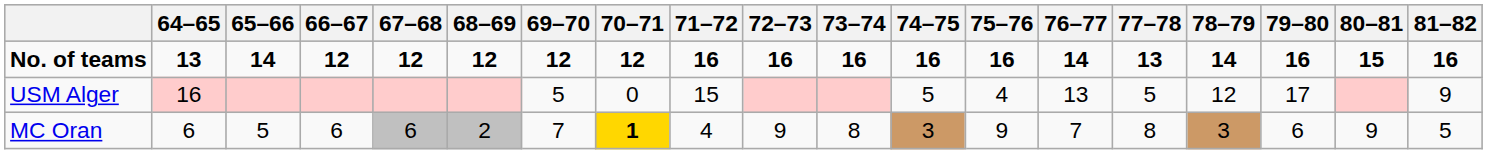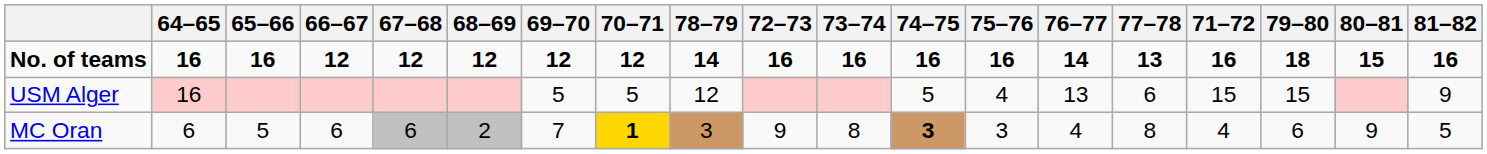columns swapped: (706, 23) <-> (1224, 23)
(189, 59) 13 -> (189, 59) 16
(263, 59) 14 -> (263, 59) 16
(1298, 59) 16 -> (1298, 59) 18
(632, 95) 0 -> (632, 95) 5
(1150, 95) 5 -> (1150, 95) 6
(1298, 95) 17 -> (1298, 95) 15
(928, 131) normal -> (928, 131) bold
(1002, 131) 9 -> (1002, 131) 3
(1076, 131) 7 -> (1076, 131) 4
